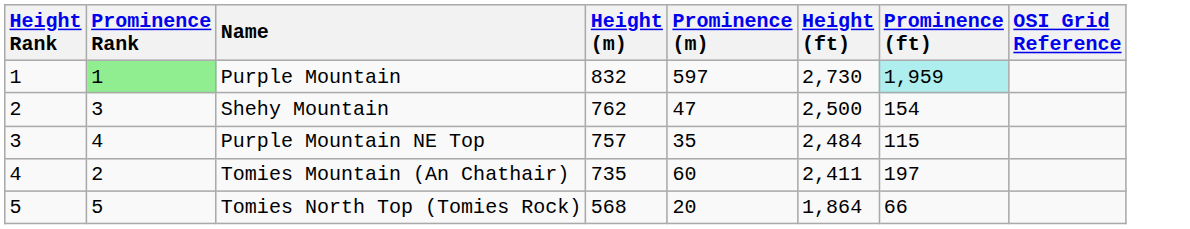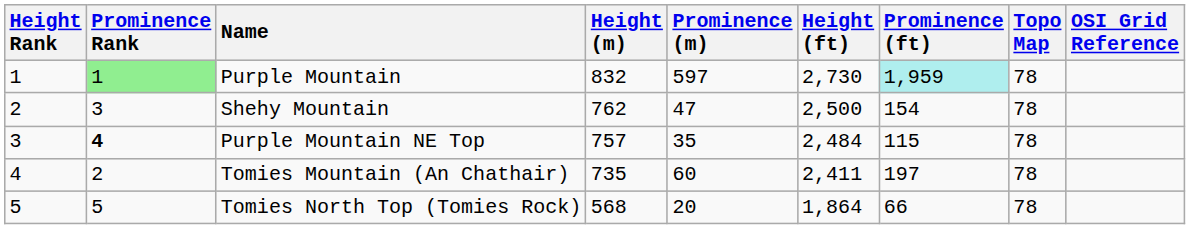+ column: (1037, 33)
(97, 142) normal -> (97, 142) bold
